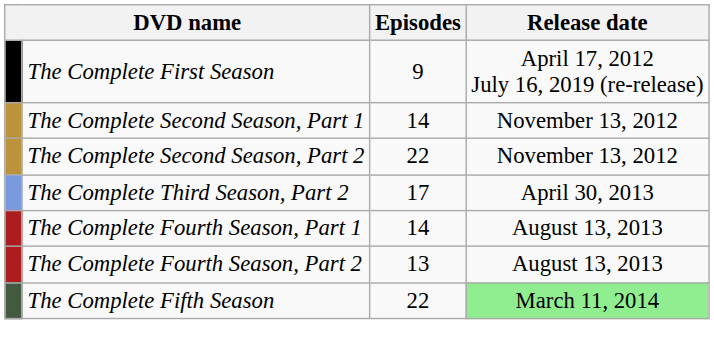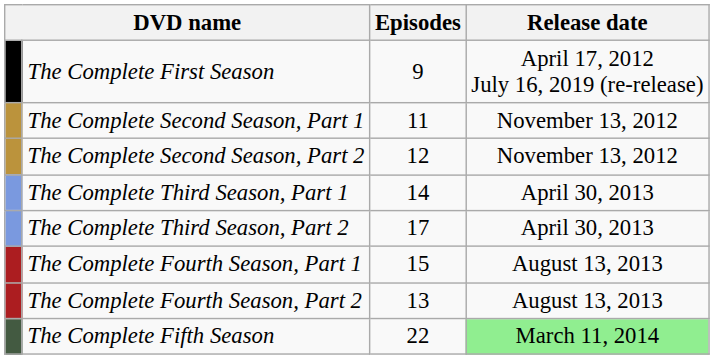(418, 120) 14 -> (418, 120) 11
(418, 156) 22 -> (418, 156) 12
+ row: (188, 192)
(418, 228) 14 -> (418, 264) 15
